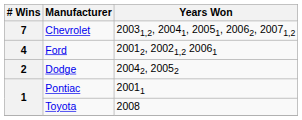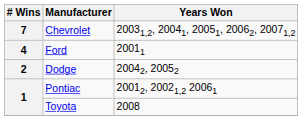(167, 50) 20012, 20021,2 20061 -> (131, 50) 20011
(131, 89) 20011 -> (167, 89) 20012, 20021,2 20061
